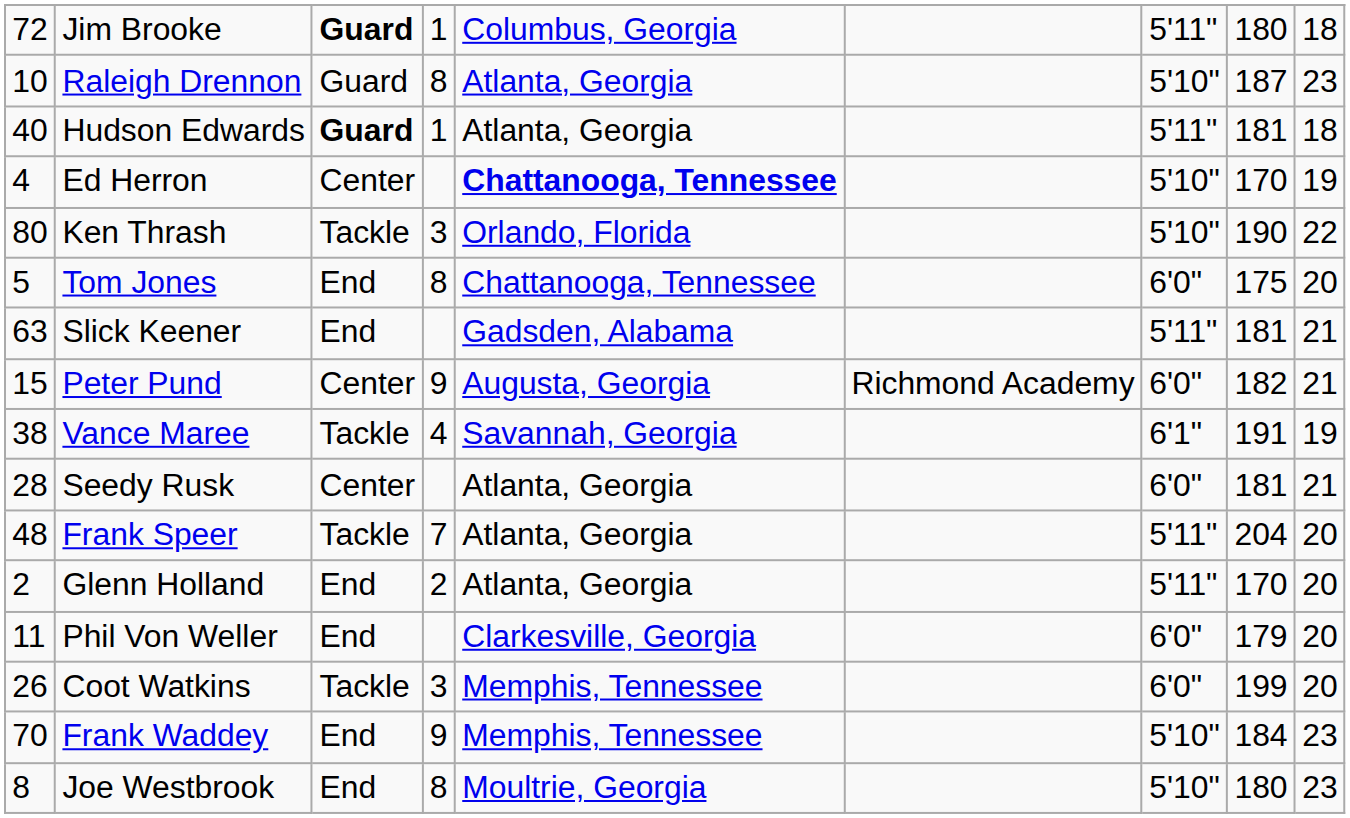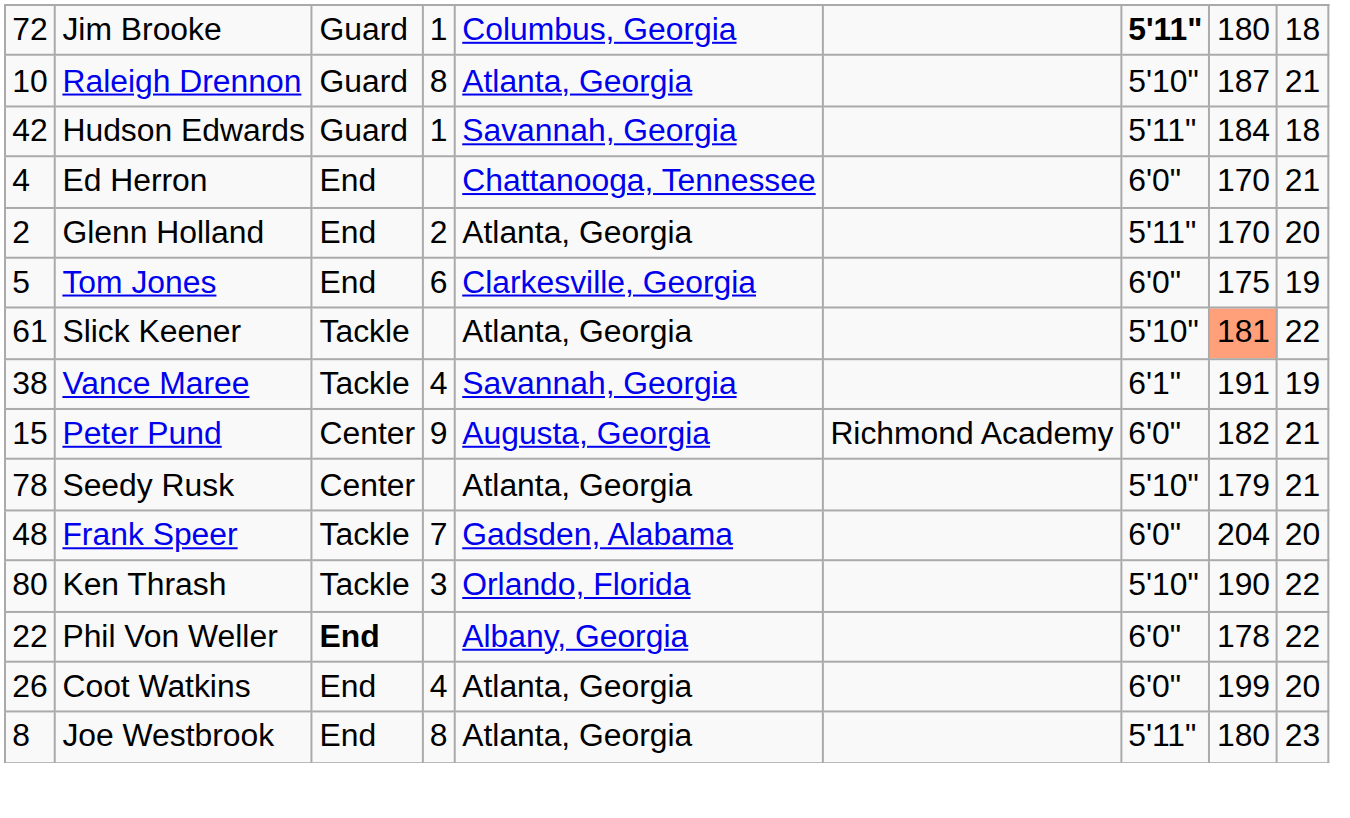(366, 29) bold -> (364, 29) normal
(1183, 29) normal -> (1165, 29) bold
(1320, 80) 23 -> (1302, 80) 21
(30, 130) 40 -> (30, 130) 42
(366, 130) bold -> (364, 130) normal
(577, 130) Atlanta, Georgia -> (599, 130) Savannah, Georgia
(1261, 130) 181 -> (1244, 130) 184
(367, 181) Center -> (348, 181) End
(649, 181) bold -> (639, 181) normal
(1185, 181) 5'10" -> (1155, 181) 6'0"
(1320, 181) 19 -> (1302, 181) 21
rows swapped: (163, 585) <-> (144, 231)
(439, 282) 8 -> (439, 282) 6
(639, 282) Chattanooga, Tennessee -> (609, 282) Clarkesville, Georgia
(1320, 282) 20 -> (1302, 282) 19
(30, 332) 63 -> (30, 332) 61
(348, 332) End -> (365, 332) Tackle
(598, 332) Gadsden, Alabama -> (577, 332) Atlanta, Georgia
(1183, 332) 5'11" -> (1163, 332) 5'10"
(1261, 332) no background -> (1244, 332) lightsalmon background
(1320, 332) 21 -> (1302, 332) 22
rows swapped: (156, 433) <-> (142, 383)
(30, 484) 28 -> (30, 484) 78
(1176, 484) 6'0" -> (1163, 484) 5'10"
(1261, 484) 181 -> (1244, 484) 179
(577, 534) Atlanta, Georgia -> (598, 534) Gadsden, Alabama
(1183, 534) 5'11" -> (1155, 534) 6'0"
(29, 635) 11 -> (30, 635) 22
(348, 635) normal -> (350, 635) bold
(609, 635) Clarkesville, Georgia -> (575, 635) Albany, Georgia
(1261, 635) 179 -> (1244, 635) 178
(1320, 635) 20 -> (1302, 635) 22
(365, 686) Tackle -> (348, 686) End
(439, 686) 3 -> (439, 686) 4
(612, 686) Memphis, Tennessee -> (577, 686) Atlanta, Georgia
- row: (165, 736)
(584, 787) Moultrie, Georgia -> (577, 736) Atlanta, Georgia
(1185, 787) 5'10" -> (1162, 736) 5'11"
